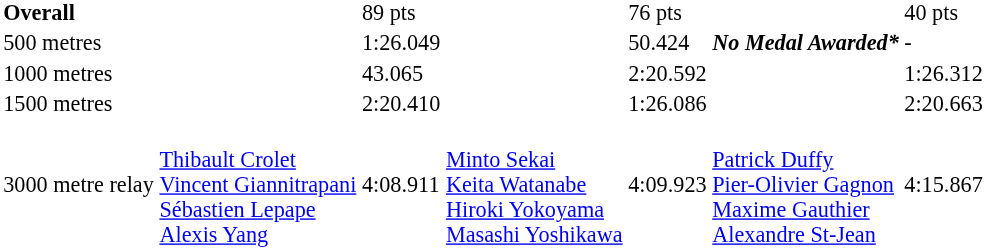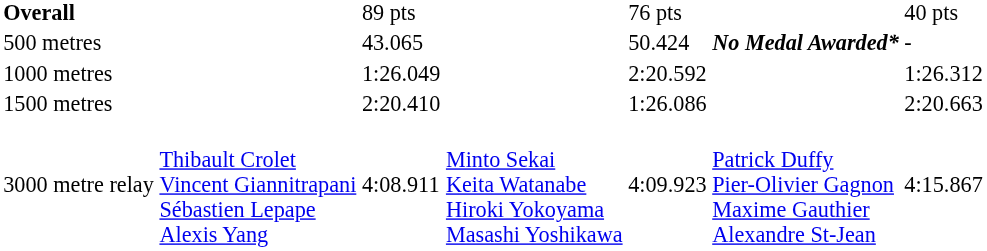(401, 43) 1:26.049 -> (392, 43) 43.065
(392, 73) 43.065 -> (401, 73) 1:26.049
